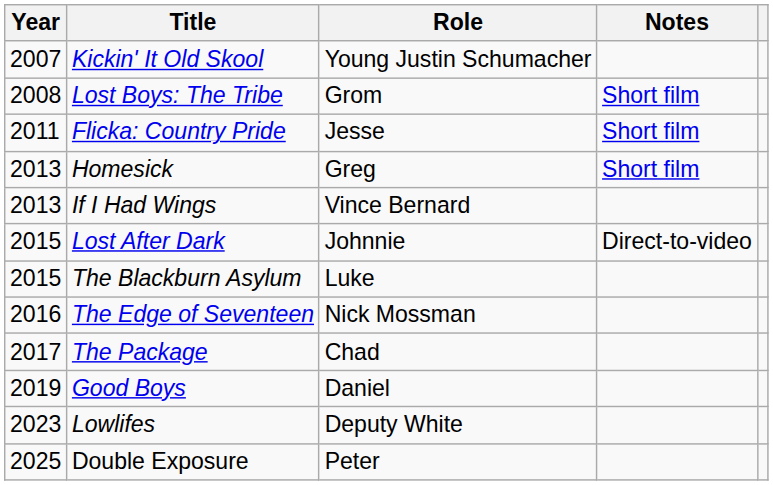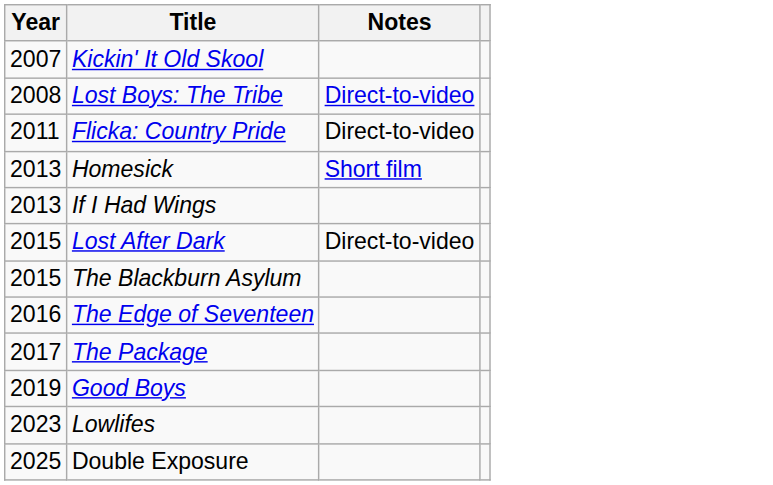- column: (458, 22)
(651, 95) Short film -> (400, 95) Direct-to-video
(651, 132) Short film -> (400, 132) Direct-to-video
